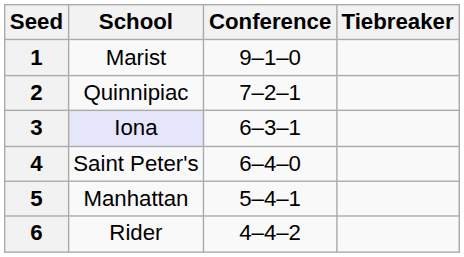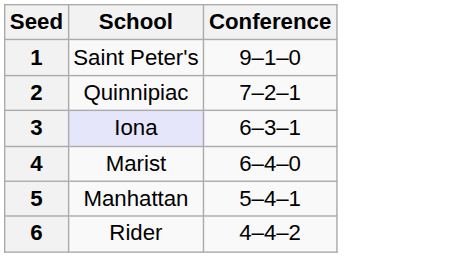- column: (398, 22)
(136, 57) Marist -> (136, 57) Saint Peter's
(136, 163) Saint Peter's -> (136, 163) Marist
